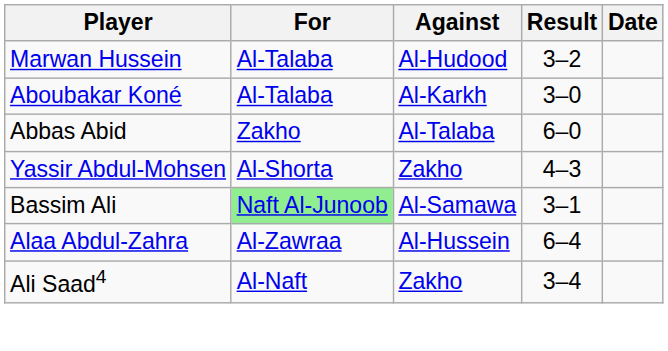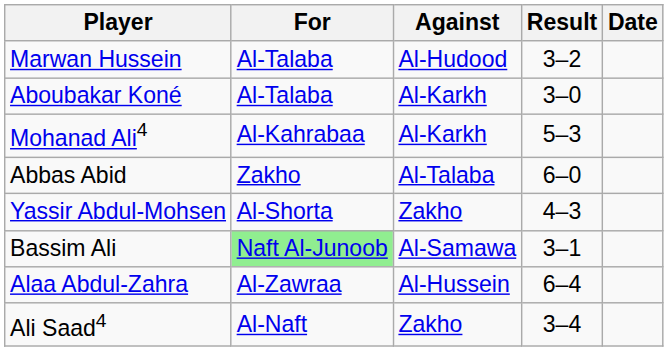+ row: (79, 135)
